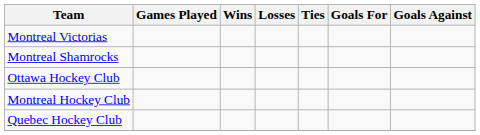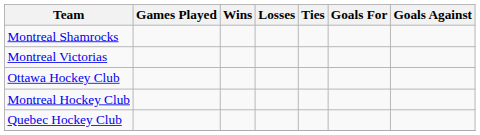rows swapped: (63, 57) <-> (57, 36)
